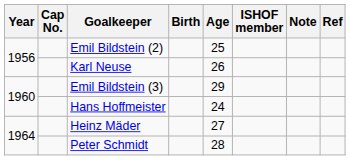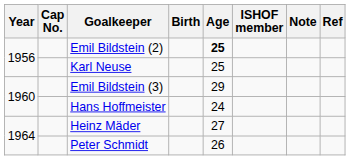(218, 48) normal -> (218, 48) bold
(218, 67) 26 -> (218, 67) 25
(218, 146) 28 -> (218, 146) 26
